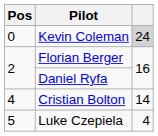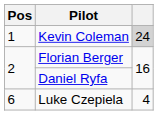(11, 36) 0 -> (11, 36) 1
- row: (82, 100)
(11, 121) 5 -> (11, 100) 6
